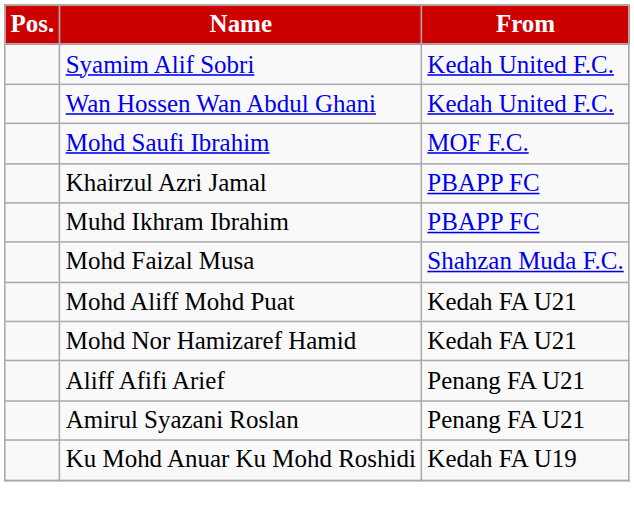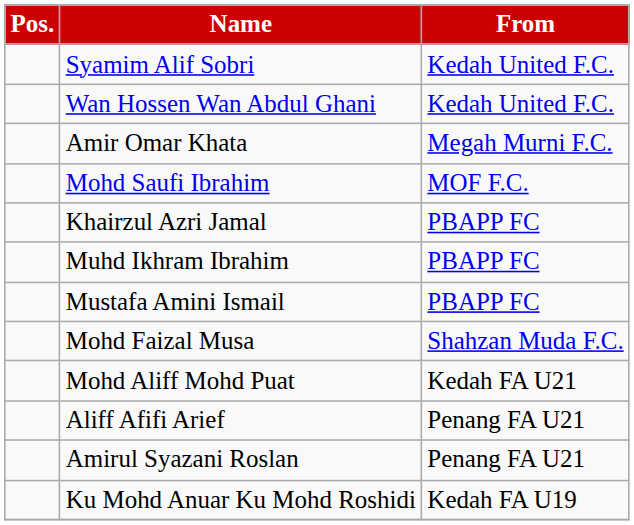+ row: (157, 143)
+ row: (175, 301)
- row: (211, 340)
